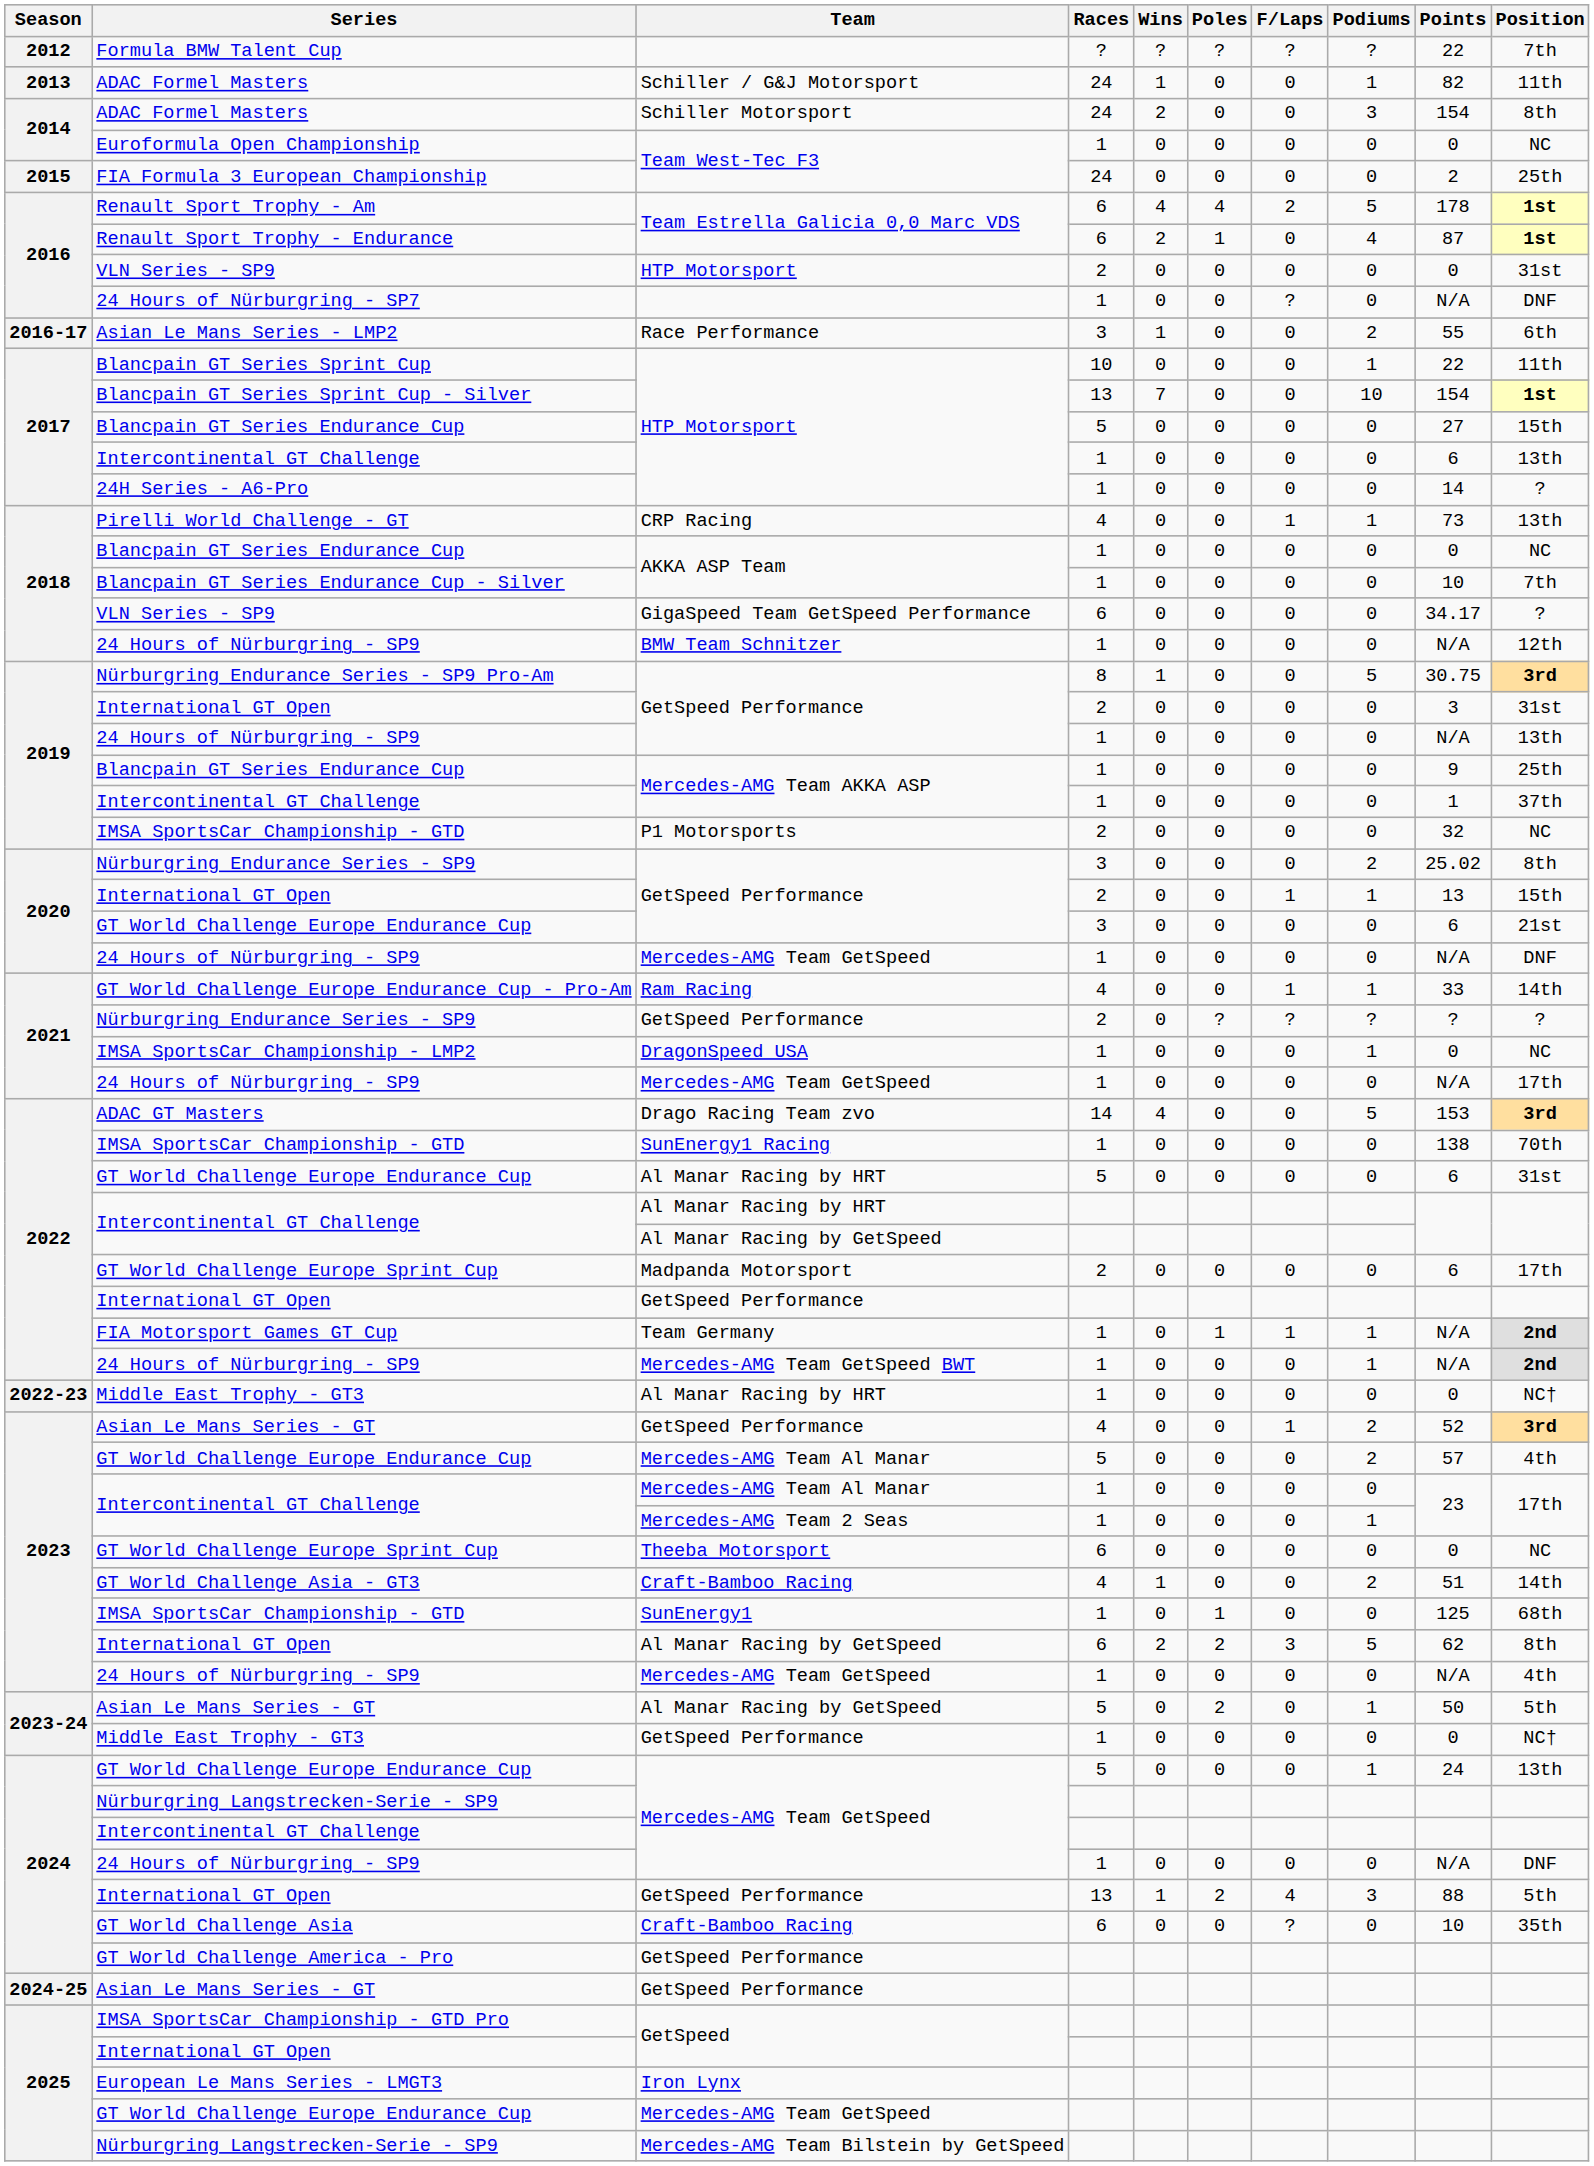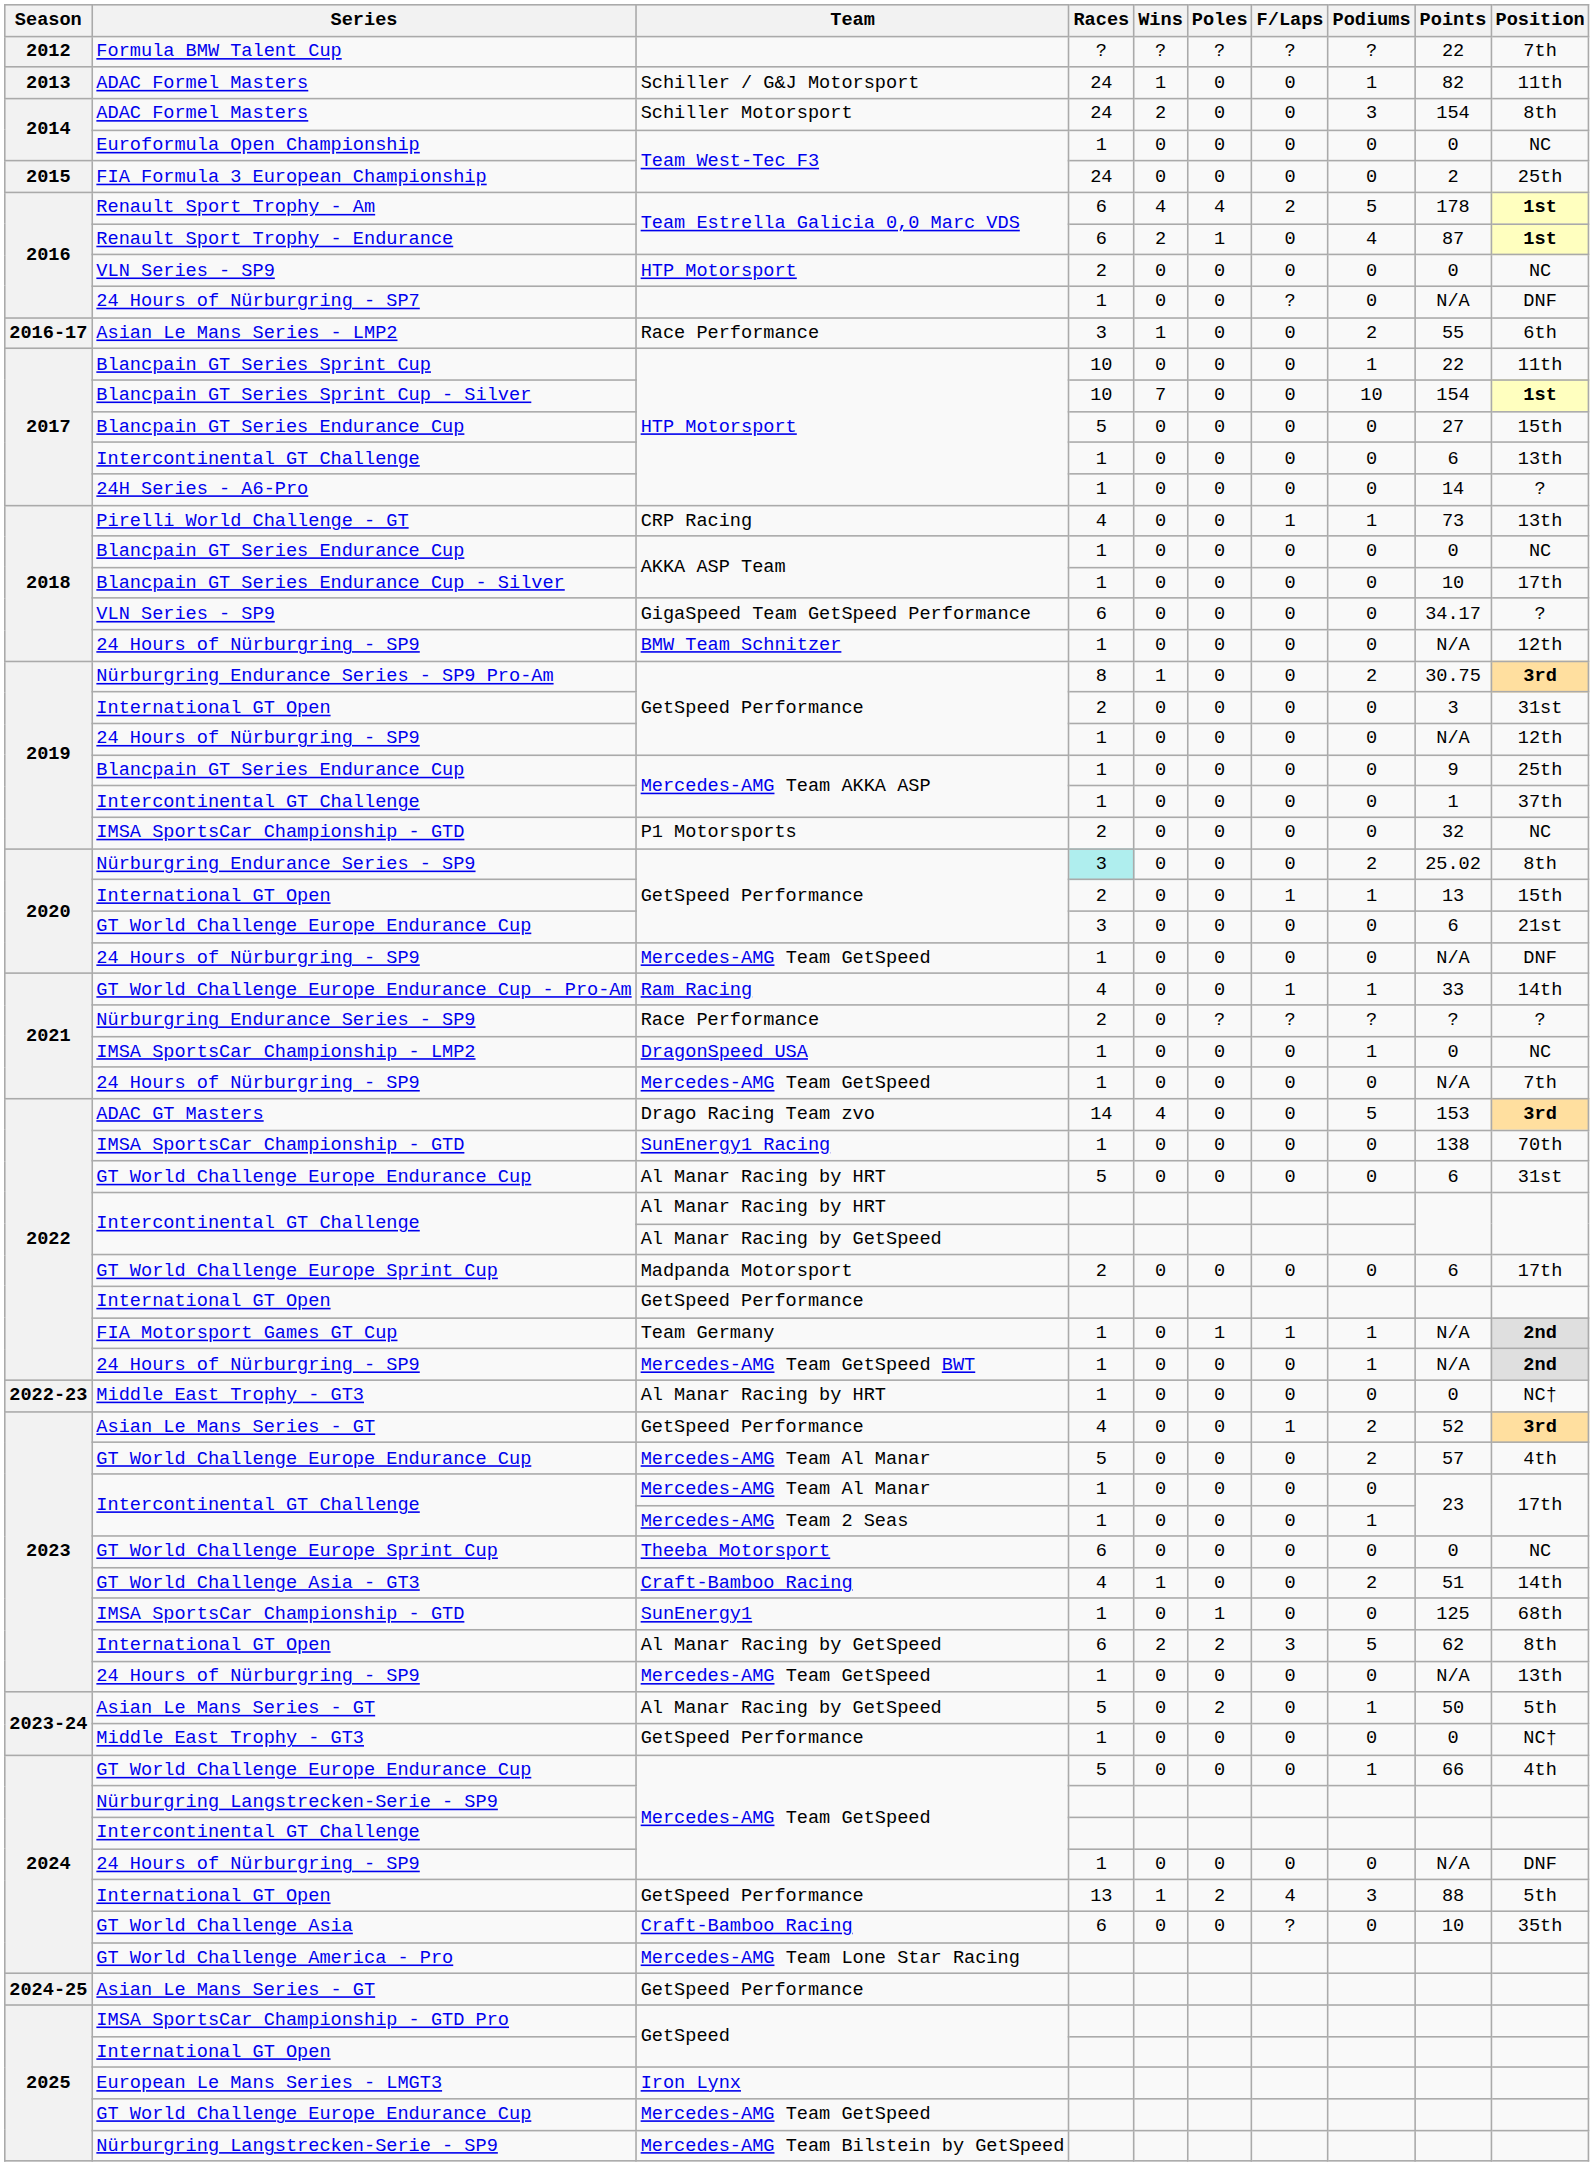(1540, 270) 31st -> (1540, 270) NC
(1101, 395) 13 -> (1101, 395) 10
(1540, 583) 7th -> (1540, 583) 17th
(1372, 676) 5 -> (1372, 676) 2
(1540, 739) 13th -> (1540, 739) 12th
(1101, 864) no background -> (1101, 864) paleturquoise background
(752, 1020) GetSpeed Performance -> (730, 1020) Race Performance
(1540, 1083) 17th -> (1540, 1083) 7th
(1540, 1677) 4th -> (1540, 1677) 13th
(1453, 1770) 24 -> (1453, 1770) 66
(1540, 1770) 13th -> (1540, 1770) 4th
(752, 1958) GetSpeed Performance -> (830, 1958) Mercedes-AMG Team Lone Star Racing
